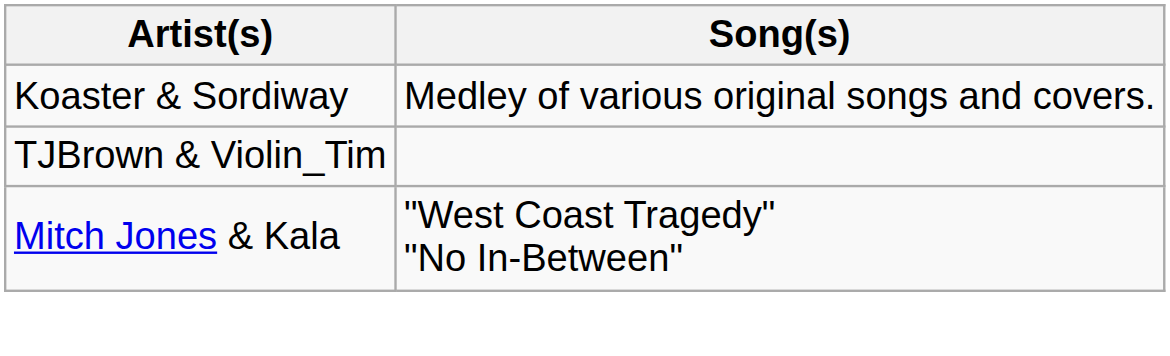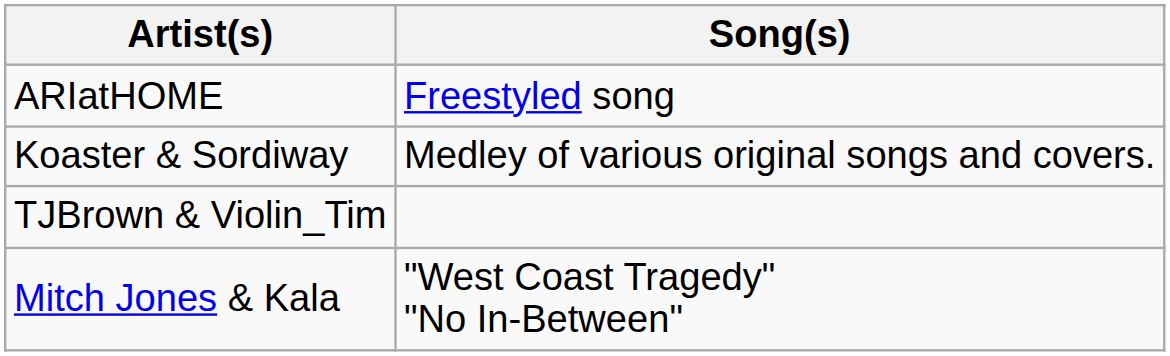+ row: (119, 95)
